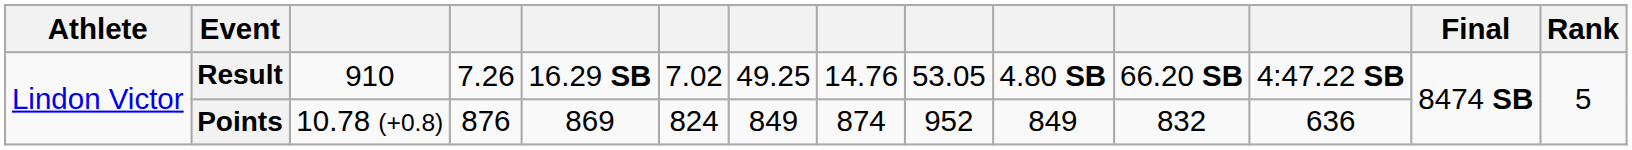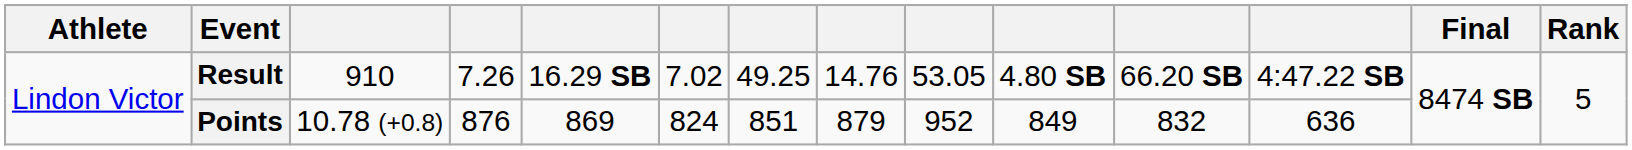(773, 122) 849 -> (773, 122) 851
(861, 122) 874 -> (861, 122) 879
